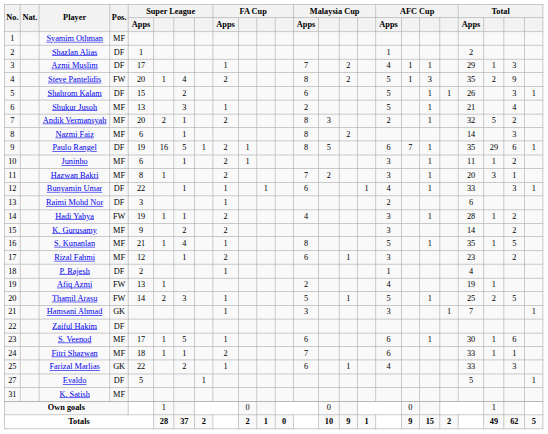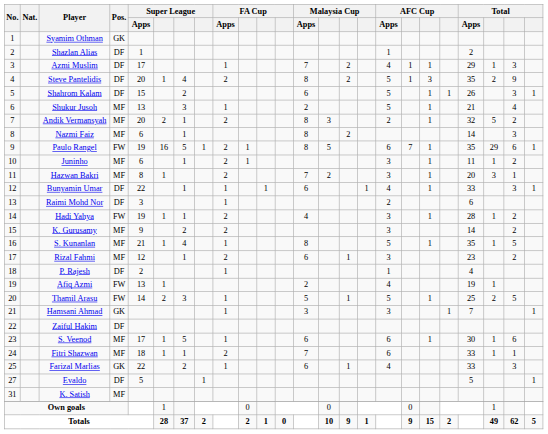(119, 38) MF -> (119, 38) GK
(119, 79) FW -> (119, 79) DF
(119, 147) DF -> (119, 147) FW
